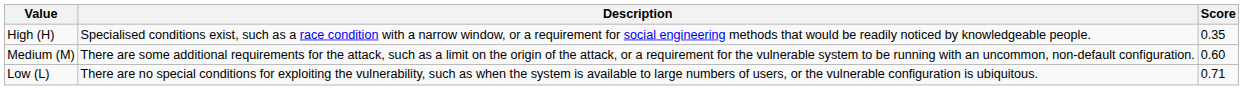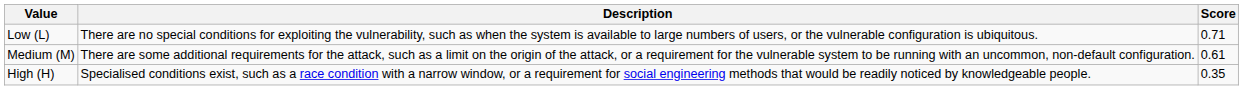rows swapped: (31, 34) <-> (28, 74)
(1213, 54) 0.60 -> (1213, 54) 0.61
